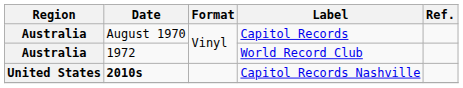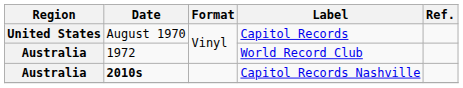(54, 34) Australia -> (54, 34) United States
(54, 73) United States -> (54, 73) Australia
